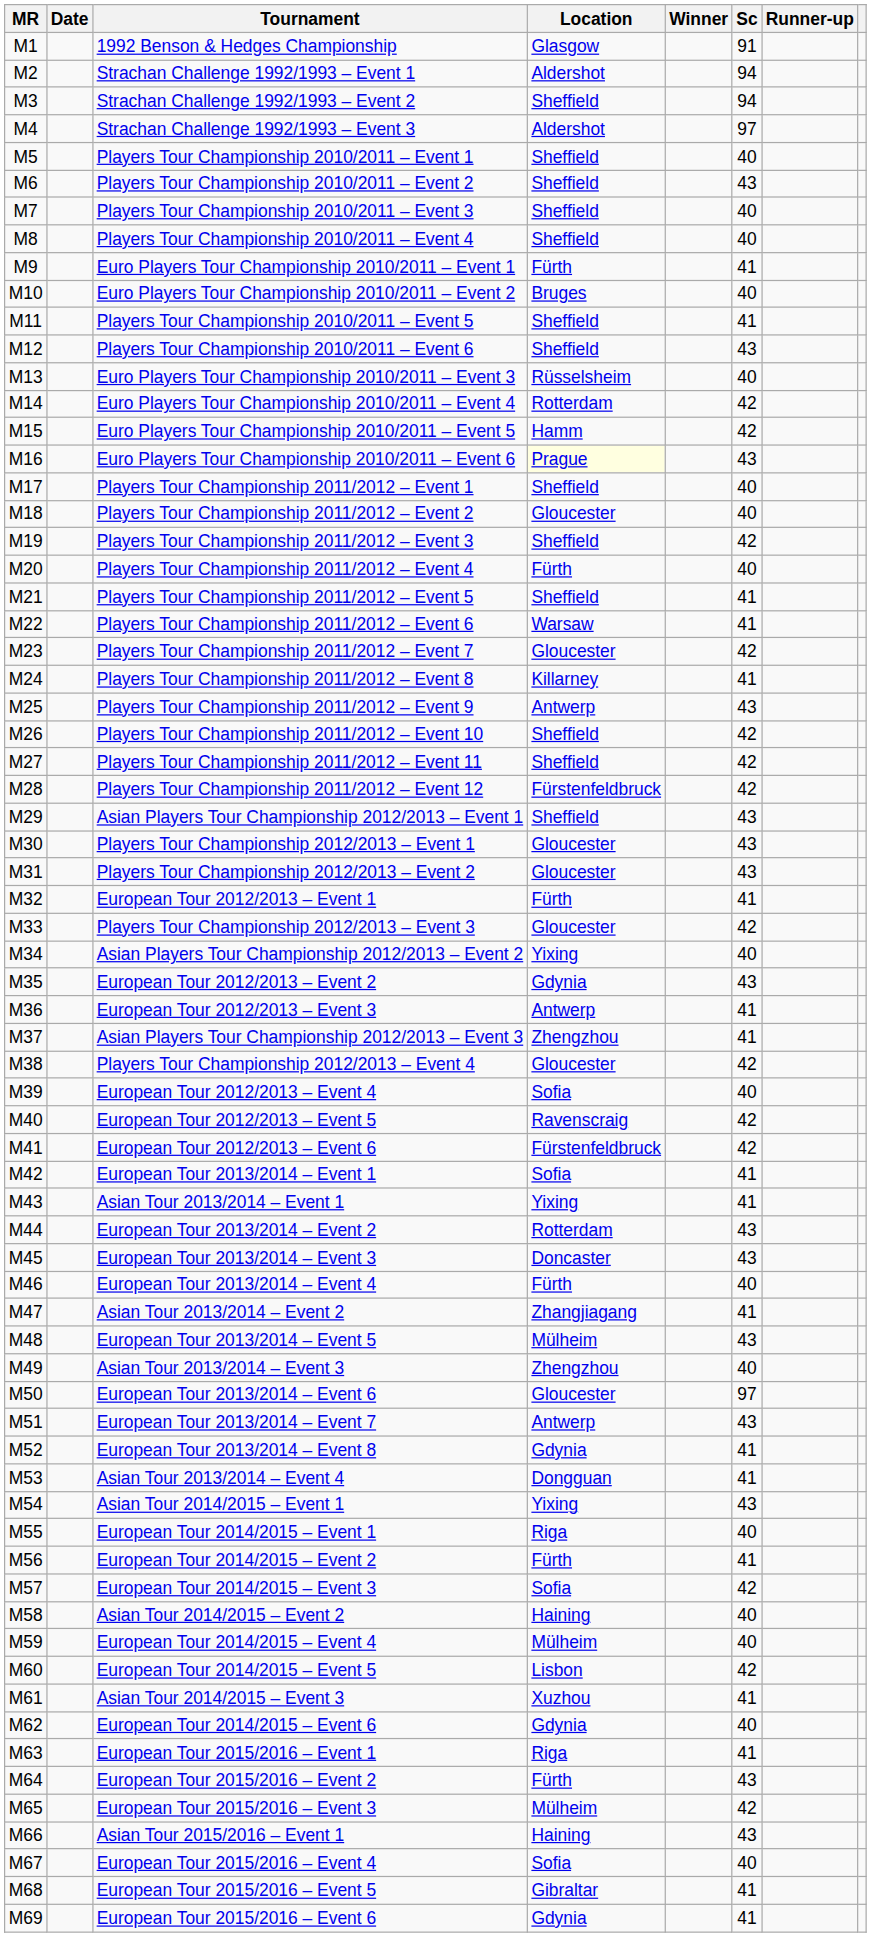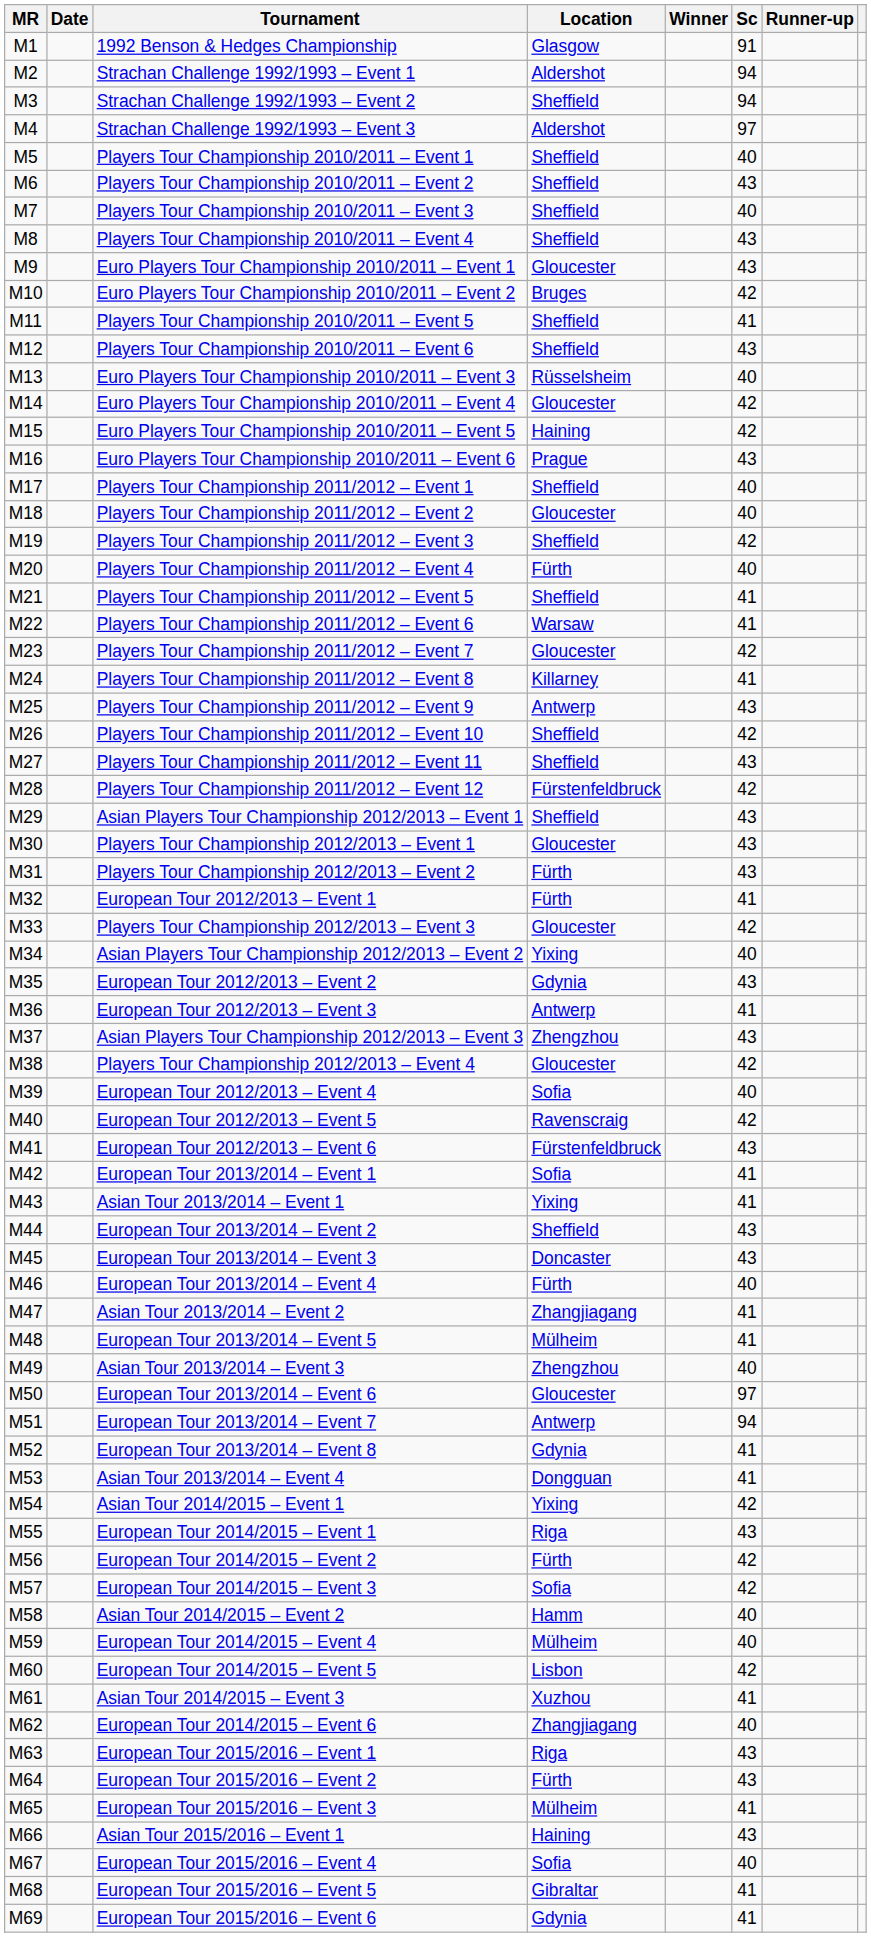(747, 239) 40 -> (747, 239) 43
(552, 267) Fürth -> (573, 267) Gloucester
(747, 267) 41 -> (747, 267) 43
(747, 294) 40 -> (747, 294) 42
(572, 404) Rotterdam -> (573, 404) Gloucester
(557, 432) Hamm -> (561, 432) Haining
(559, 459) lightyellow background -> (559, 459) no background
(747, 762) 42 -> (747, 762) 43
(573, 872) Gloucester -> (552, 872) Fürth
(747, 1037) 41 -> (747, 1037) 43
(747, 1147) 42 -> (747, 1147) 43
(572, 1230) Rotterdam -> (565, 1230) Sheffield
(747, 1340) 43 -> (747, 1340) 41
(747, 1423) 43 -> (747, 1423) 94
(747, 1505) 43 -> (747, 1505) 42
(747, 1533) 40 -> (747, 1533) 43
(747, 1560) 41 -> (747, 1560) 42
(561, 1615) Haining -> (557, 1615) Hamm
(559, 1725) Gdynia -> (584, 1725) Zhangjiagang
(747, 1753) 41 -> (747, 1753) 43
(747, 1808) 42 -> (747, 1808) 41
